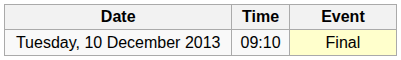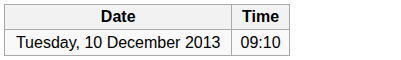- column: (343, 17)
